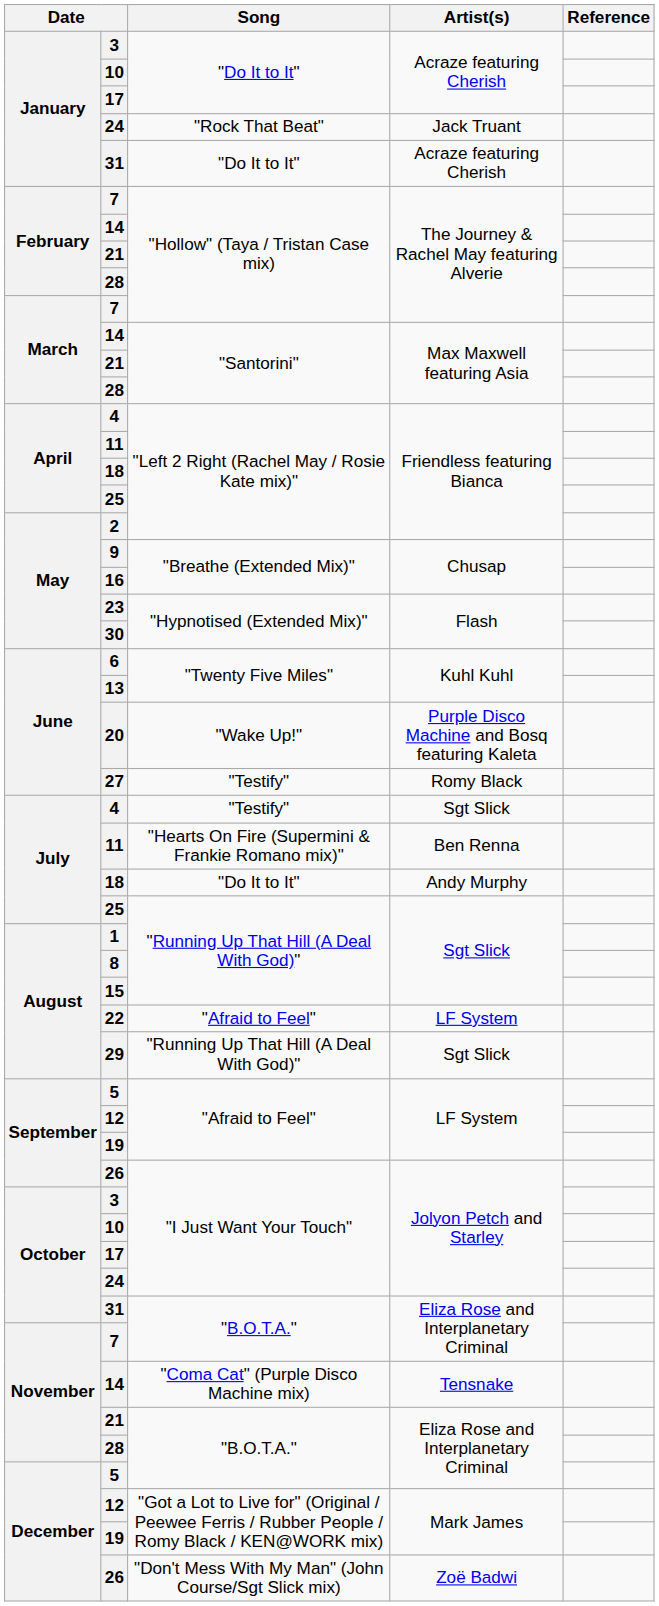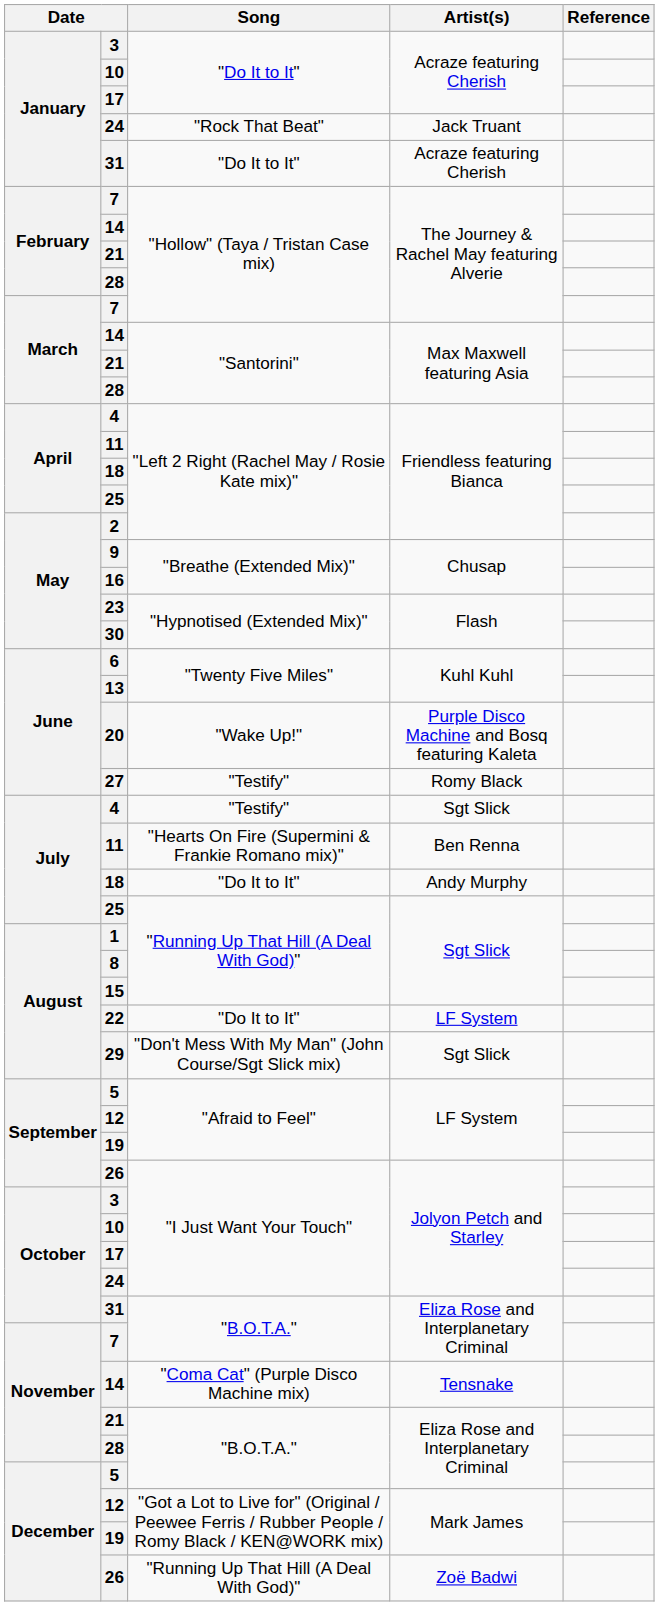(259, 1018) "Afraid to Feel" -> (259, 1018) "Do It to It"
(259, 1055) "Running Up That Hill (A Deal With God)" -> (259, 1055) "Don't Mess With My Man" (John Course/Sgt Slick mix)
(259, 1577) "Don't Mess With My Man" (John Course/Sgt Slick mix) -> (259, 1577) "Running Up That Hill (A Deal With God)"
